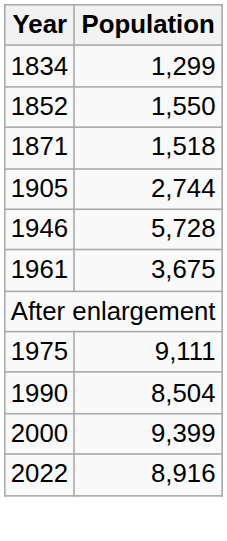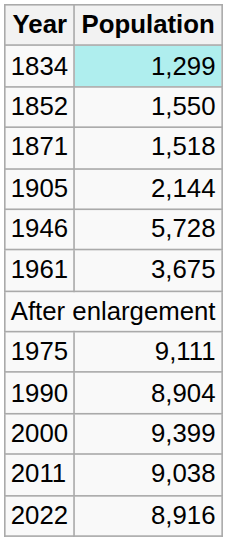(183, 65) no background -> (183, 65) paleturquoise background
(183, 188) 2,744 -> (183, 188) 2,144
(183, 392) 8,504 -> (183, 392) 8,904
+ row: (38, 474)
